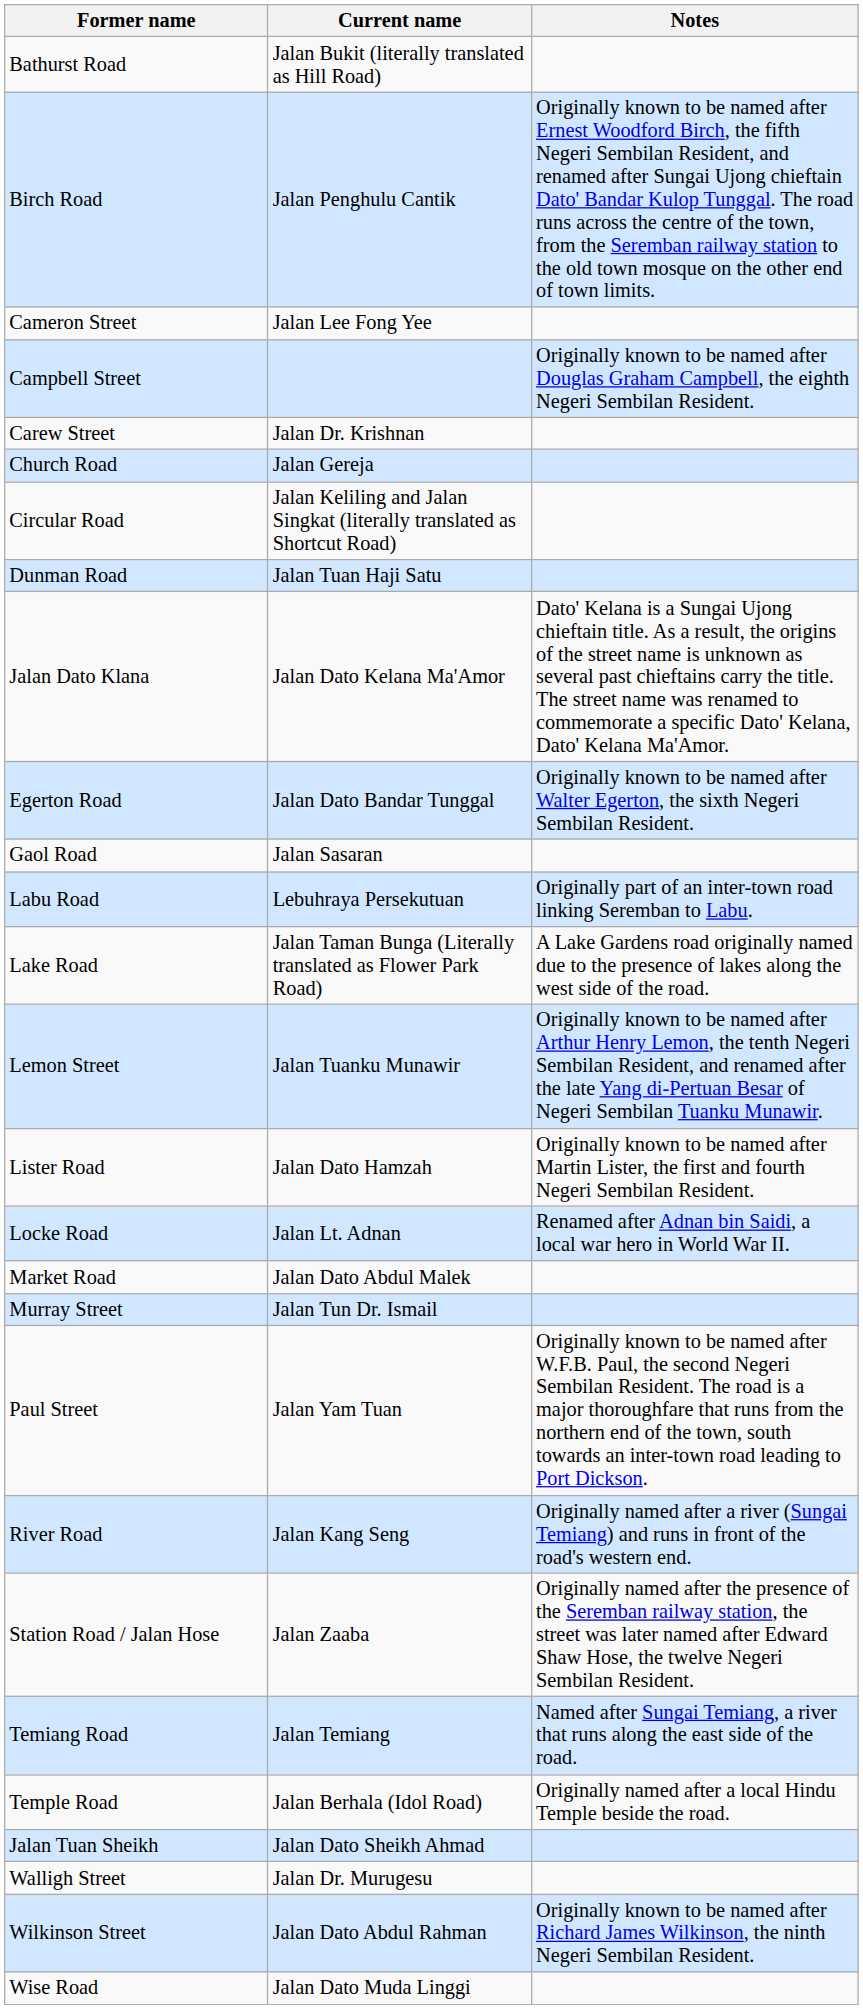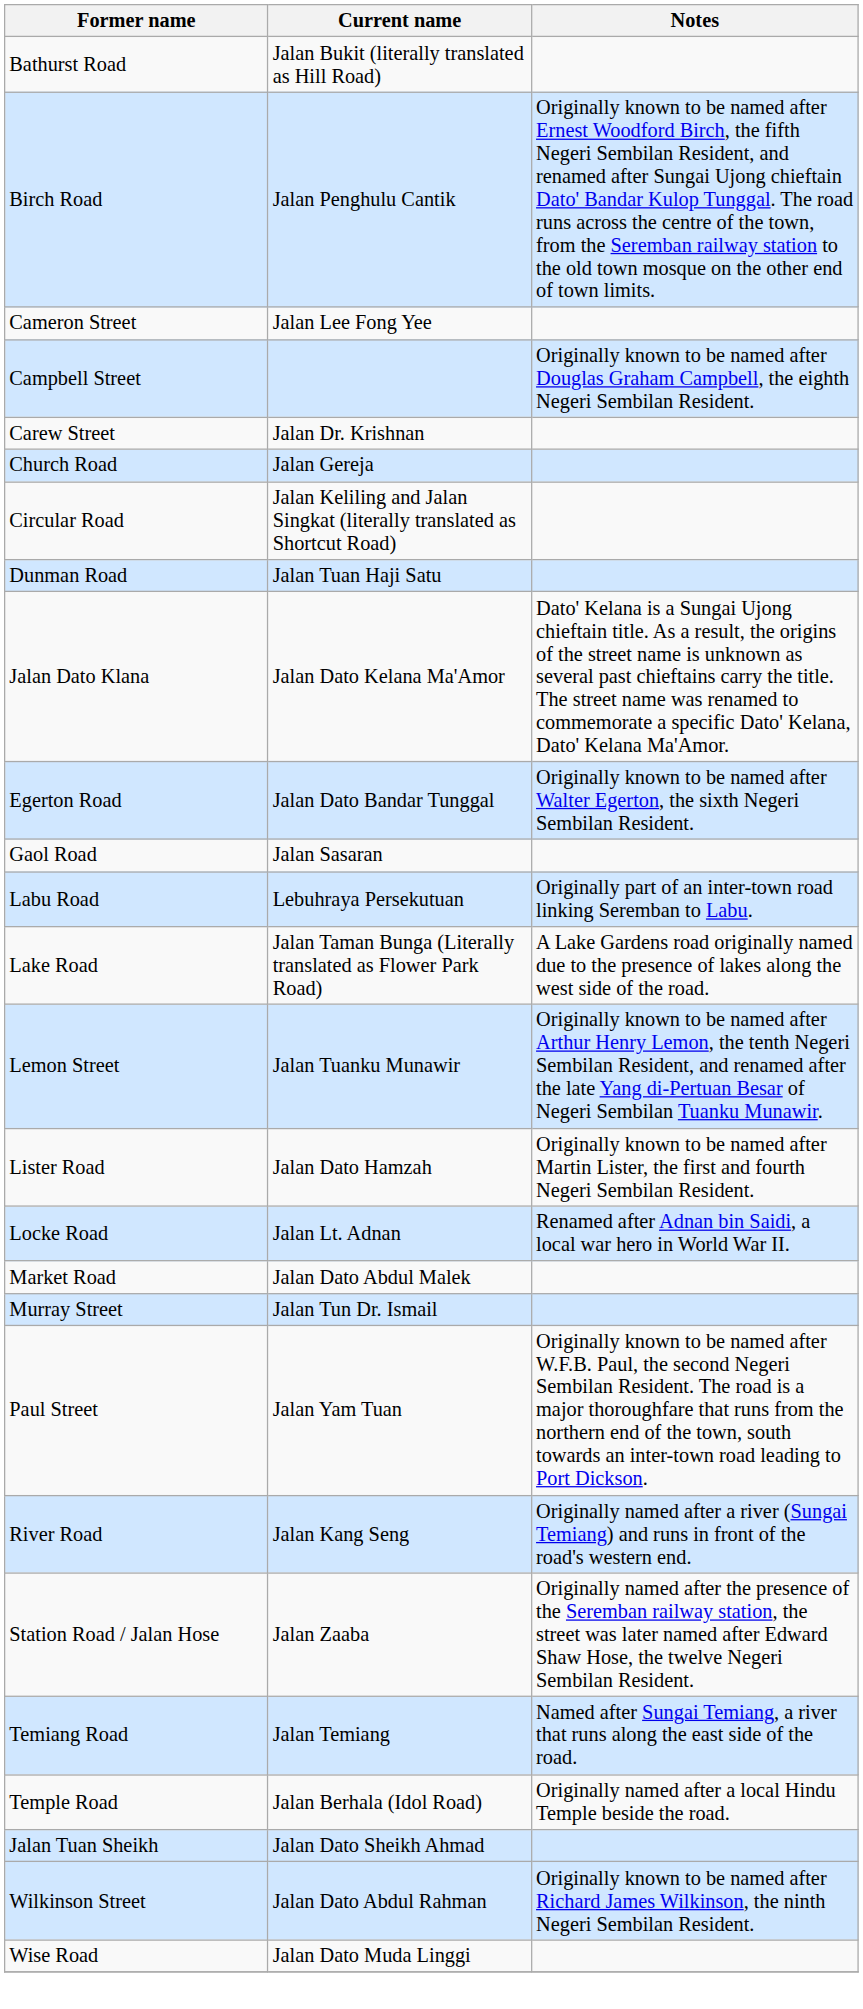- row: (67, 1877)
